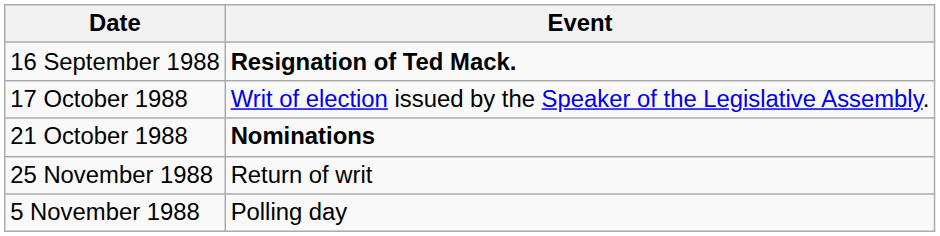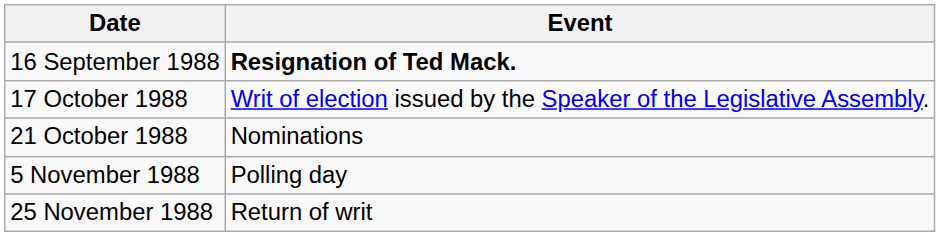(303, 136) bold -> (297, 136) normal
rows swapped: (105, 212) <-> (112, 174)
